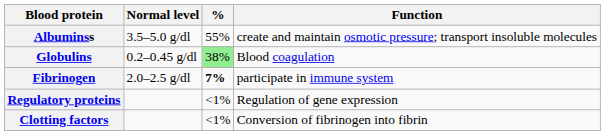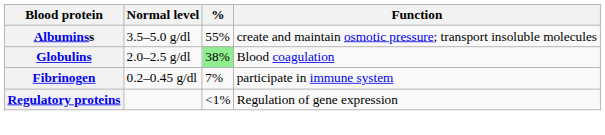(162, 57) 0.2–0.45 g/dl -> (159, 57) 2.0–2.5 g/dl
(159, 78) 2.0–2.5 g/dl -> (162, 78) 0.2–0.45 g/dl
(215, 78) bold -> (214, 78) normal
- row: (64, 120)
